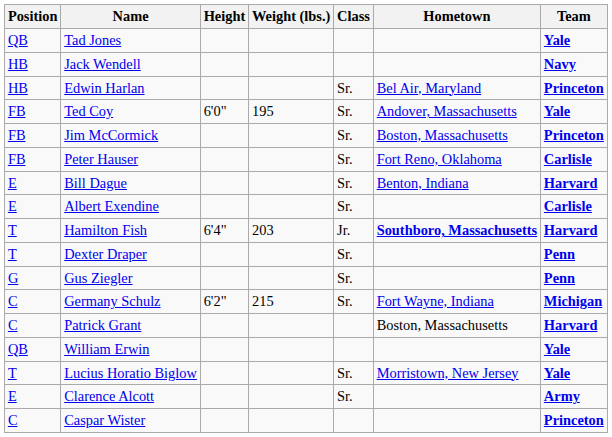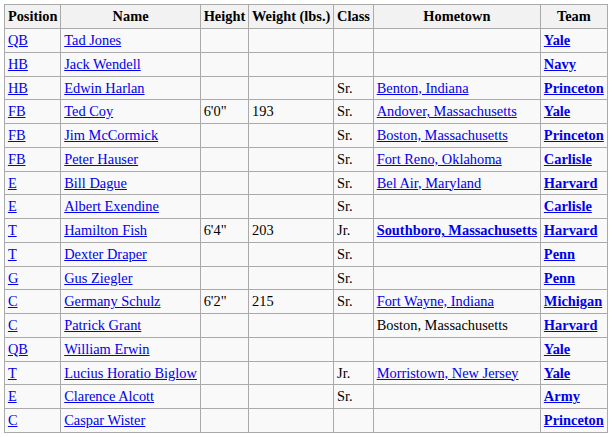(429, 88) Bel Air, Maryland -> (423, 88) Benton, Indiana
(263, 111) 195 -> (263, 111) 193
(423, 183) Benton, Indiana -> (429, 183) Bel Air, Maryland
(345, 373) Sr. -> (344, 373) Jr.
